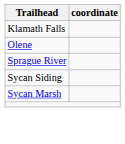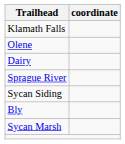+ row: (19, 61)
+ row: (15, 110)
